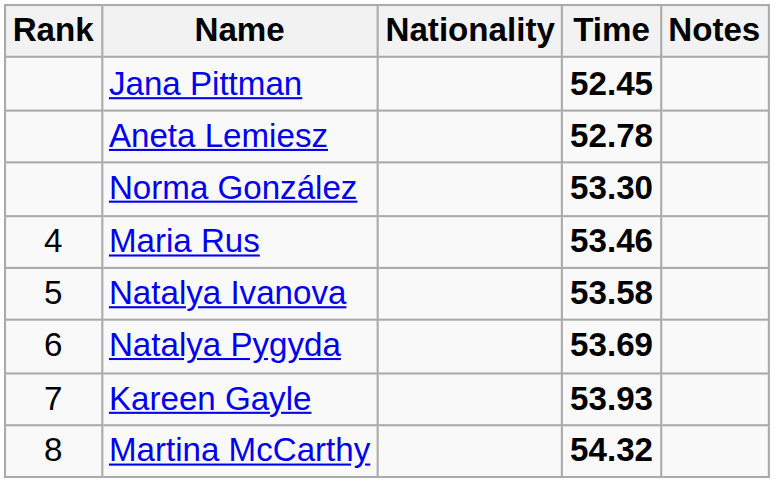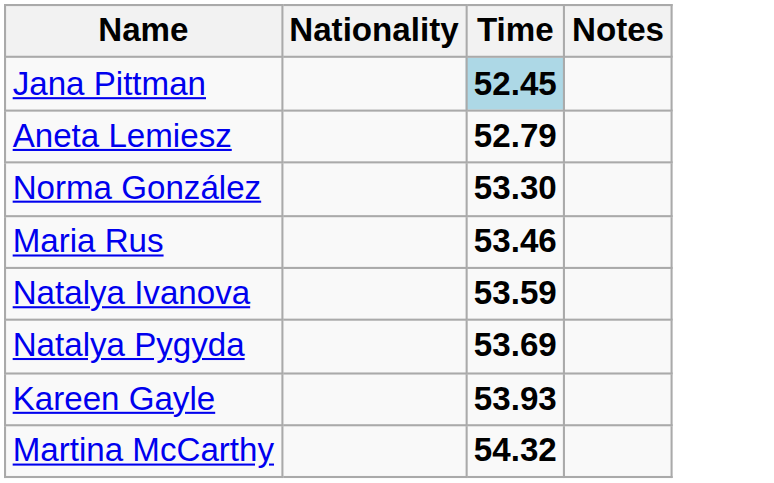- column: (53, 30)
(612, 83) no background -> (515, 83) lightblue background
(612, 135) 52.78 -> (515, 135) 52.79
(612, 293) 53.58 -> (515, 293) 53.59
